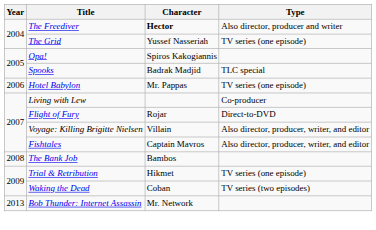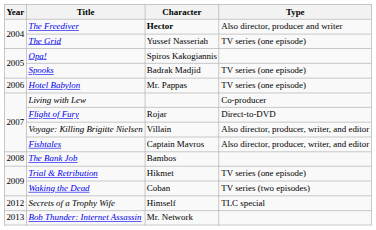(243, 71) TLC special -> (264, 71) TV series (one episode)
+ row: (72, 203)
